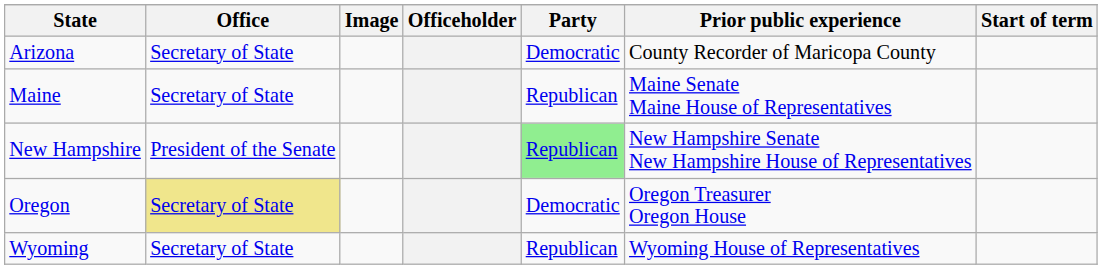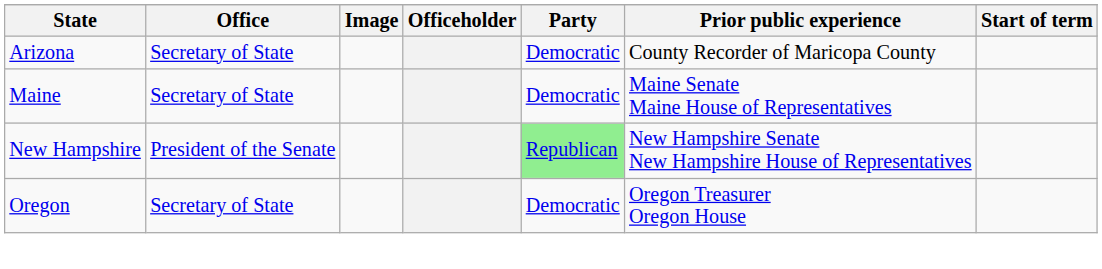(572, 95) Republican -> (573, 95) Democratic
(222, 205) khaki background -> (222, 205) no background
- row: (49, 248)
